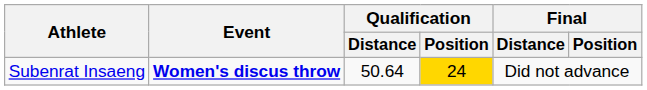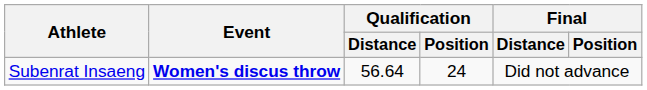(382, 72) 50.64 -> (382, 72) 56.64
(457, 72) gold background -> (457, 72) no background
